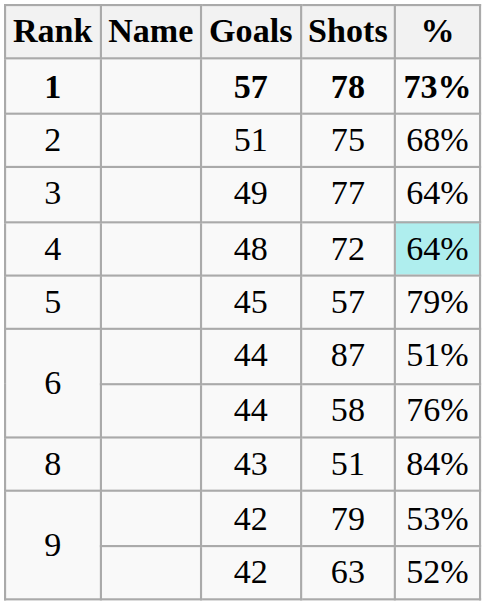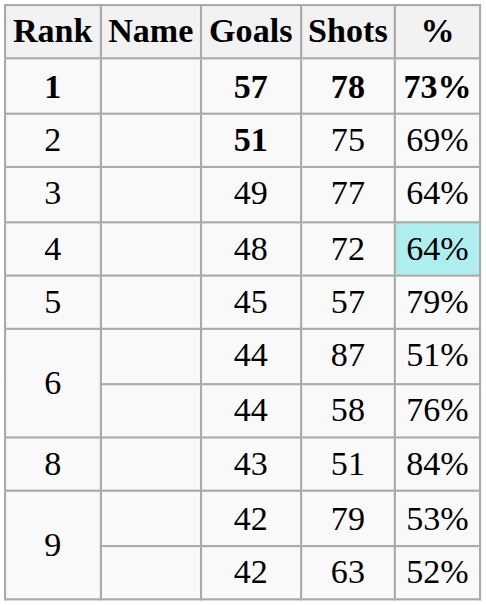(251, 139) normal -> (251, 139) bold
(437, 139) 68% -> (437, 139) 69%
